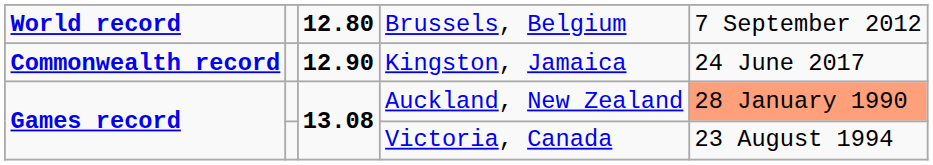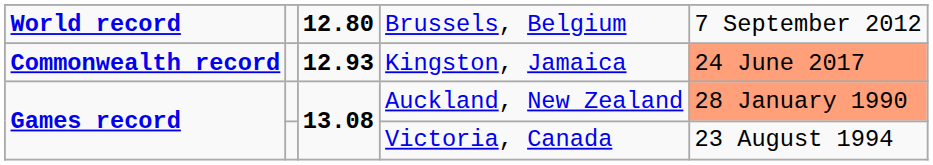(338, 63) 12.90 -> (338, 63) 12.93
(780, 63) no background -> (780, 63) lightsalmon background
